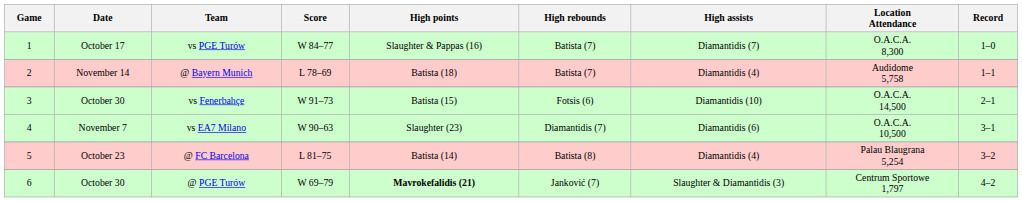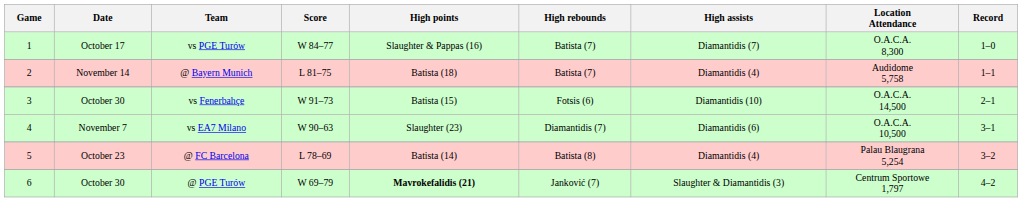(315, 73) L 78–69 -> (315, 73) L 81–75
(315, 156) L 81–75 -> (315, 156) L 78–69
